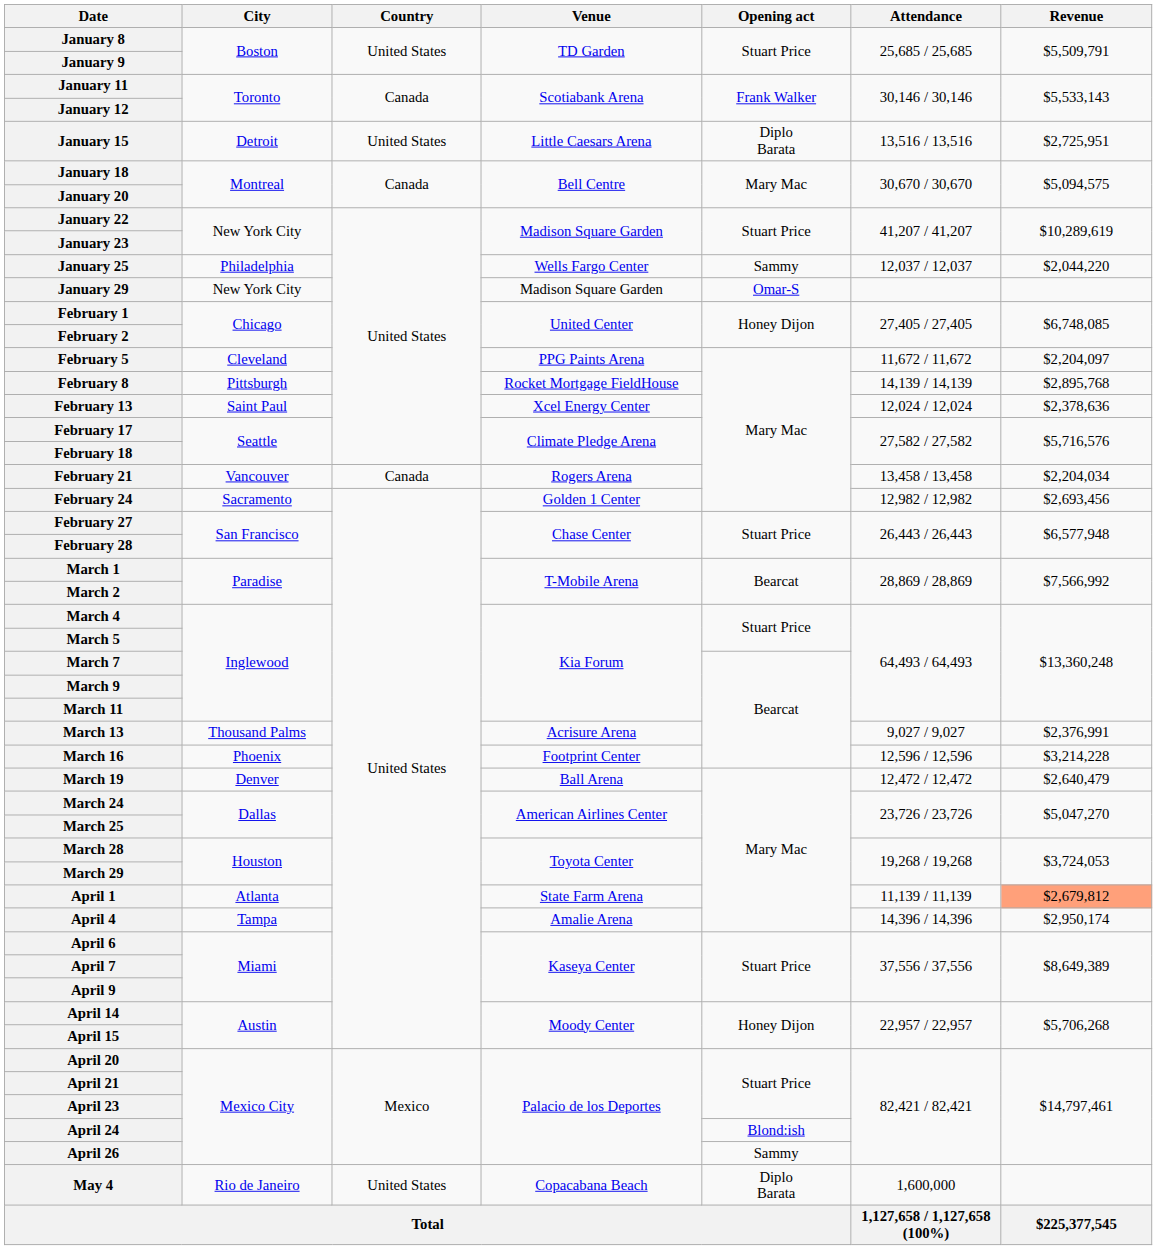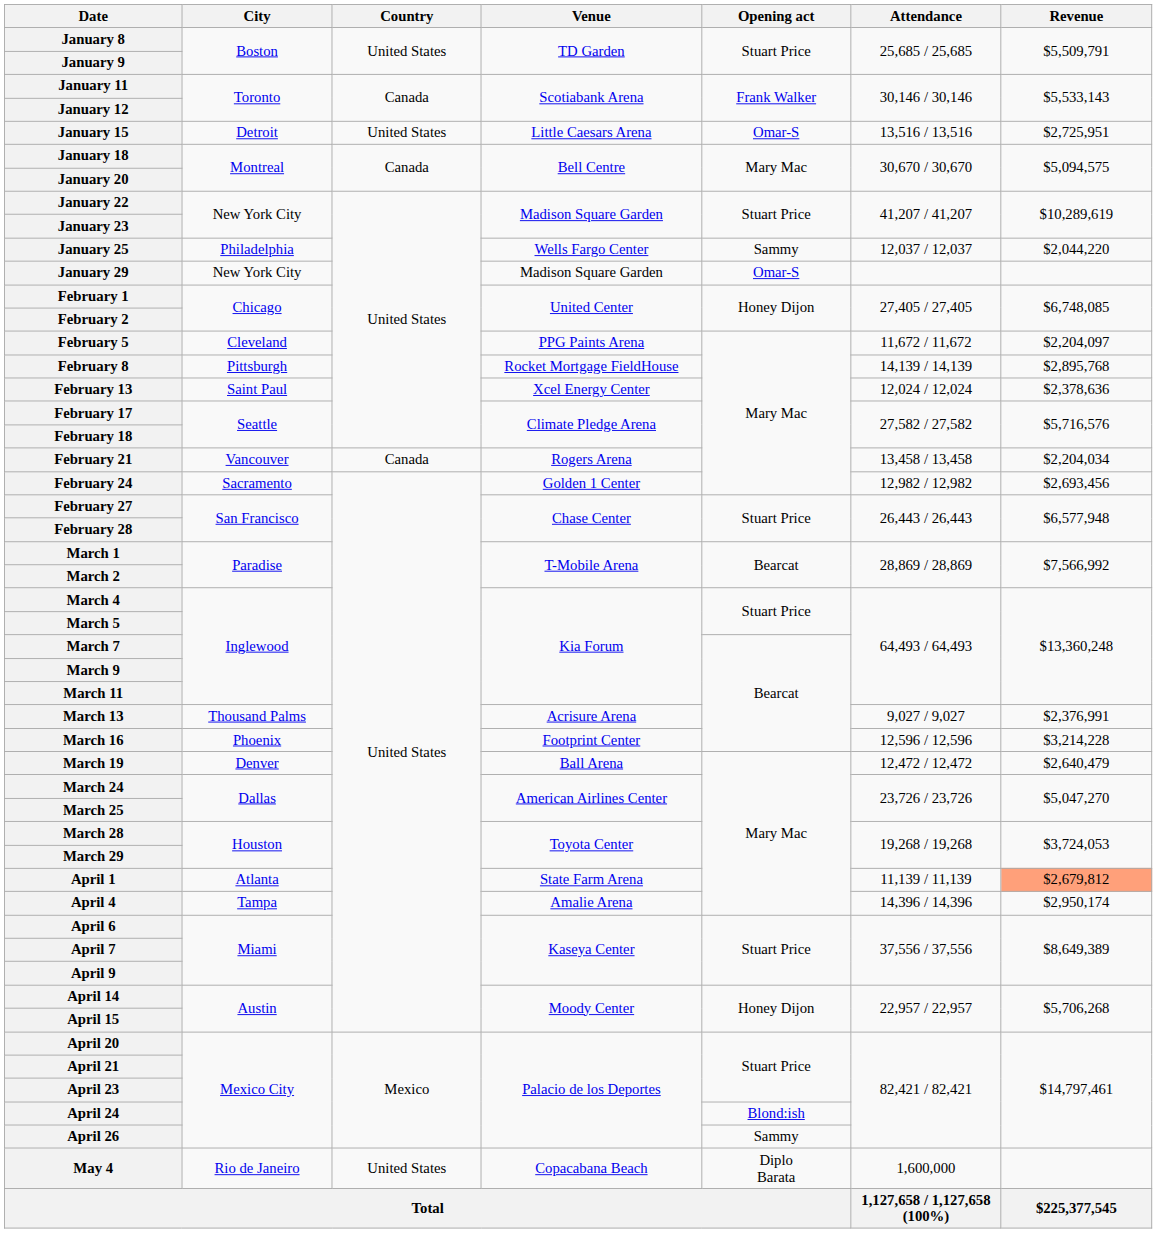(776, 141) Diplo Barata -> (776, 132) Omar-S
